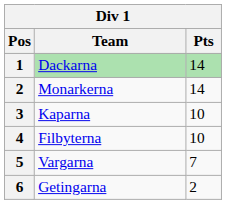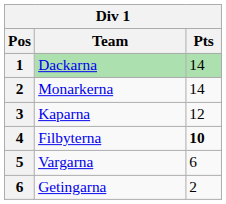(197, 114) 10 -> (197, 114) 12
(197, 138) normal -> (197, 138) bold
(193, 162) 7 -> (193, 162) 6
